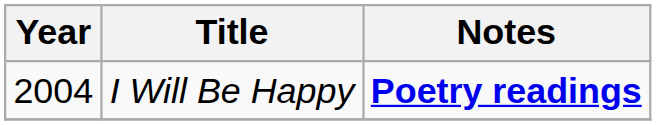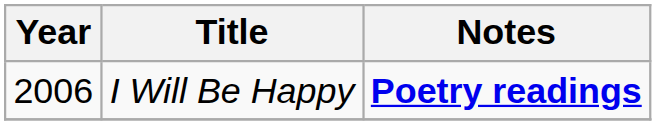(53, 89) 2004 -> (53, 89) 2006
